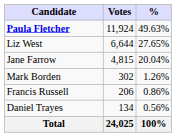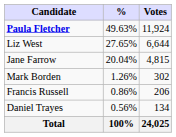columns swapped: (120, 12) <-> (154, 12)
